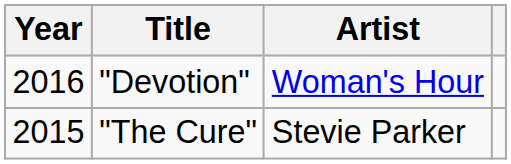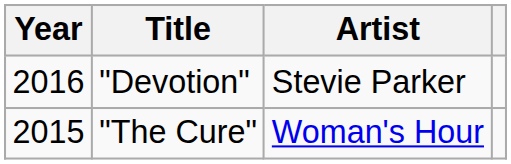(378, 81) Woman's Hour -> (369, 81) Stevie Parker
(369, 132) Stevie Parker -> (378, 132) Woman's Hour
